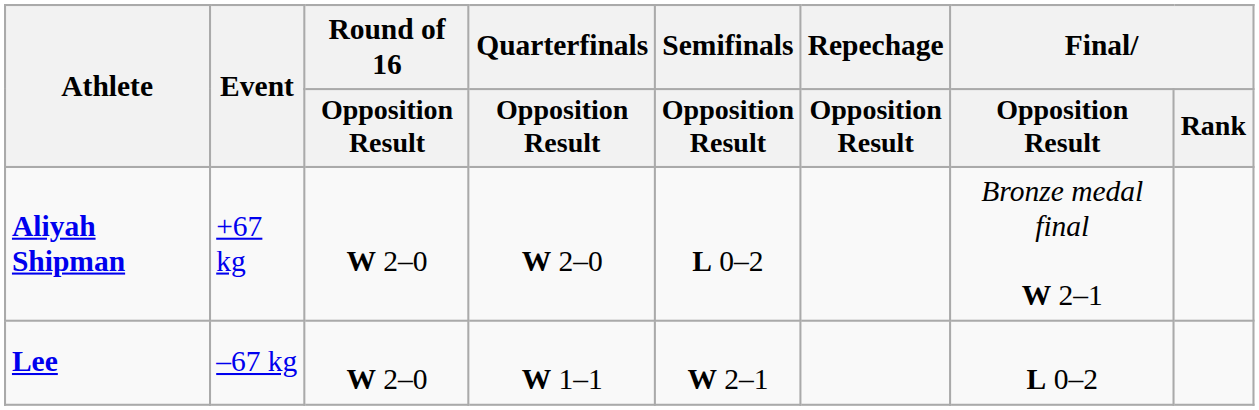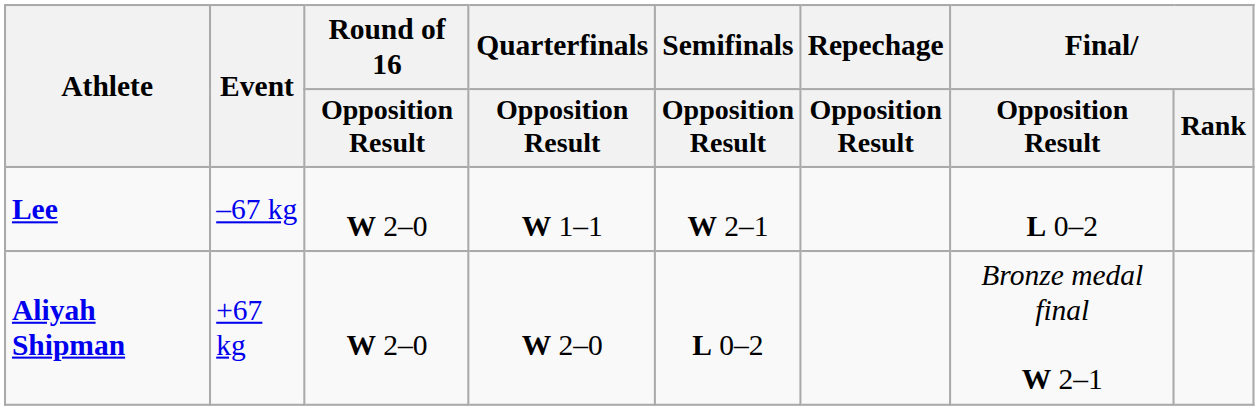rows swapped: (35, 362) <-> (69, 243)
